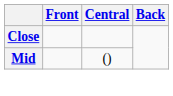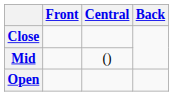+ row: (23, 79)
